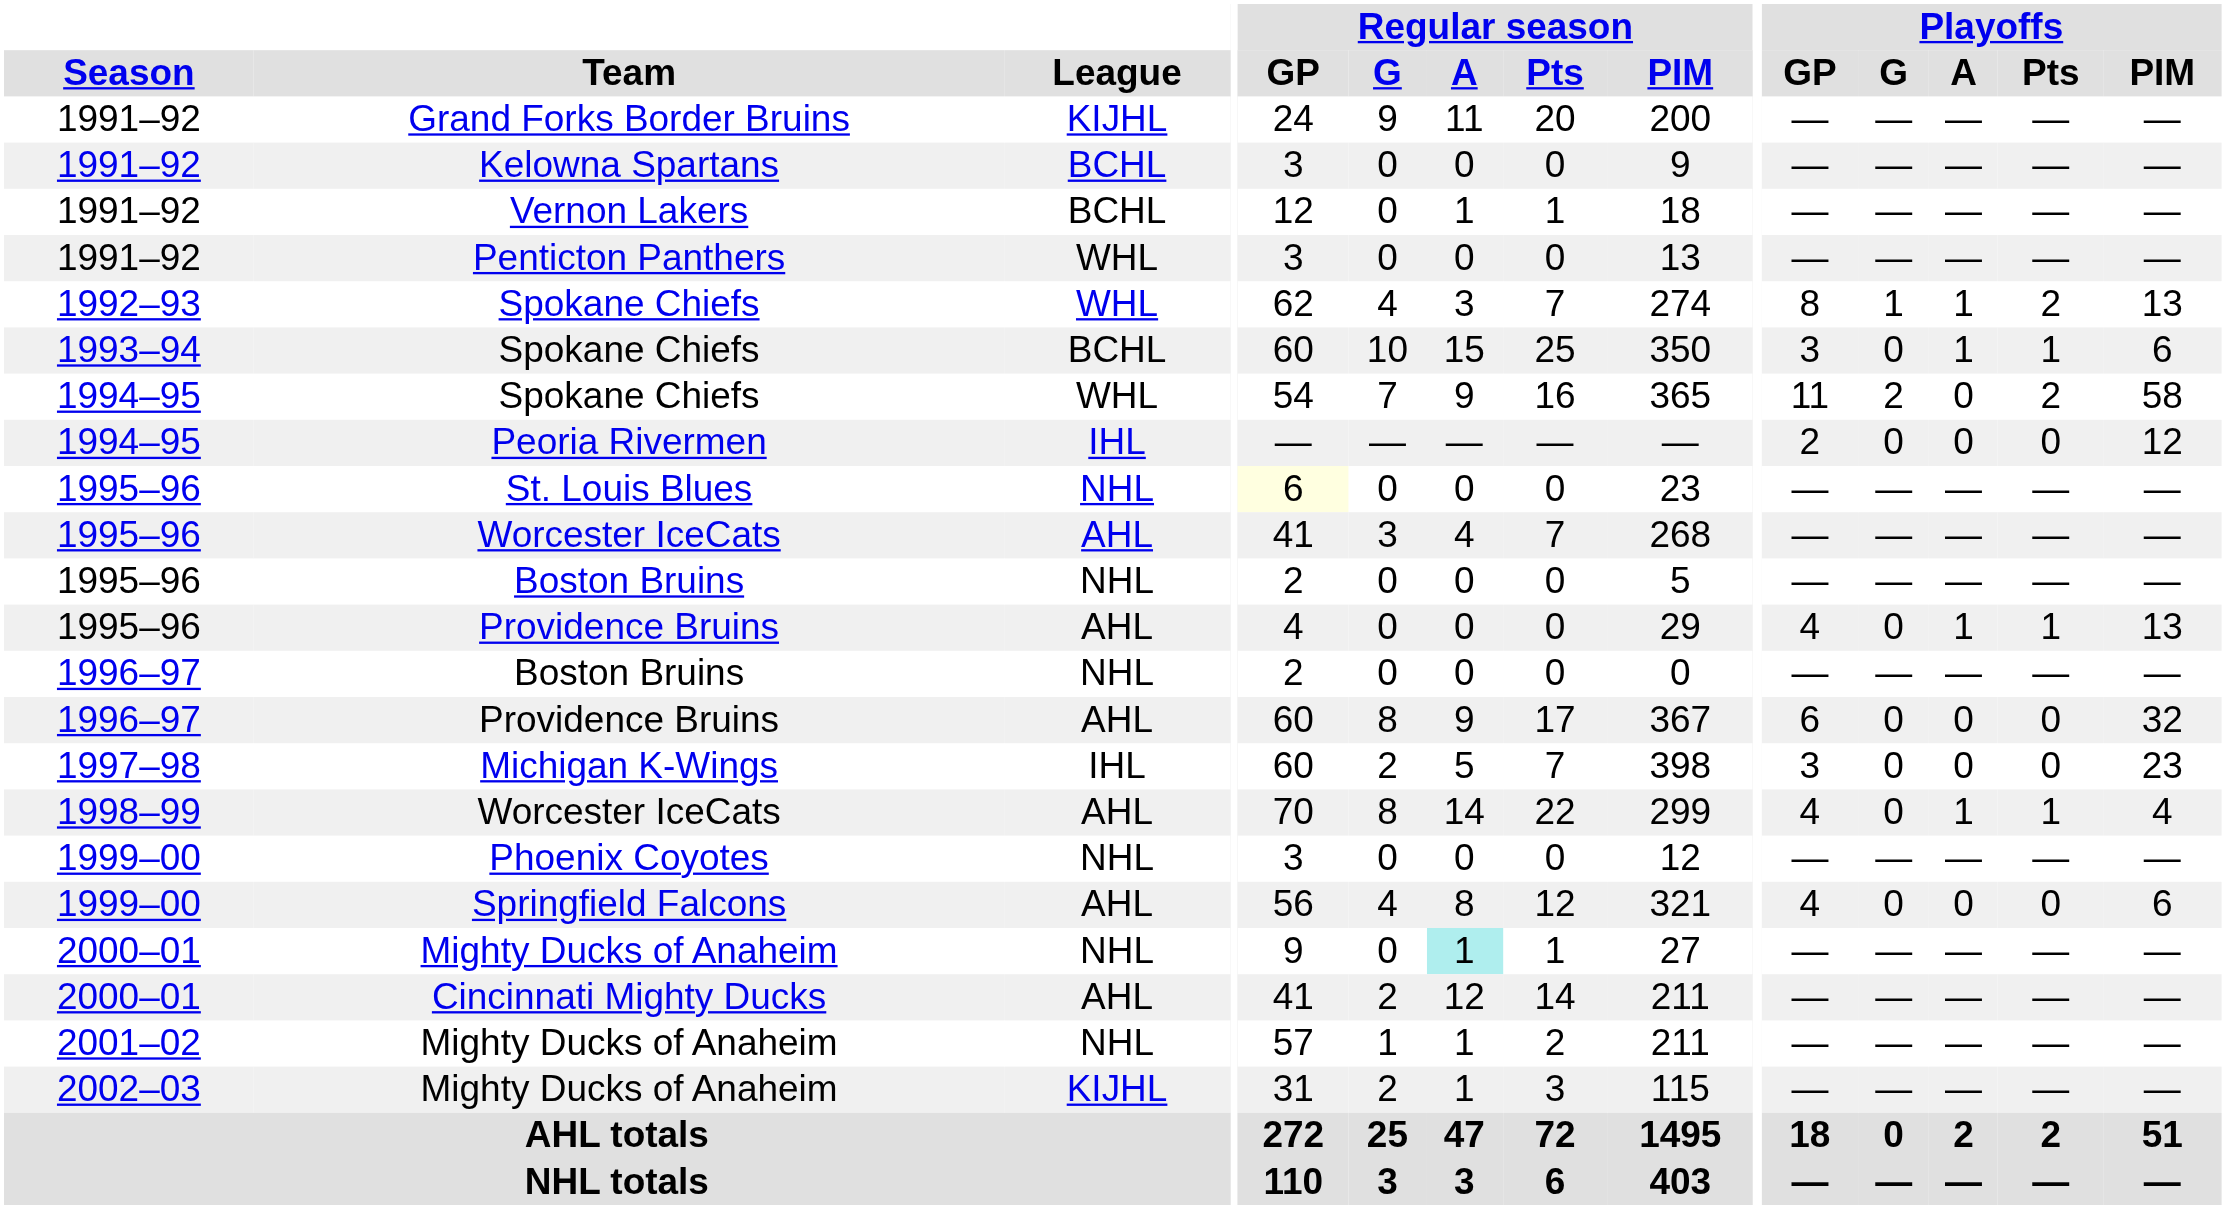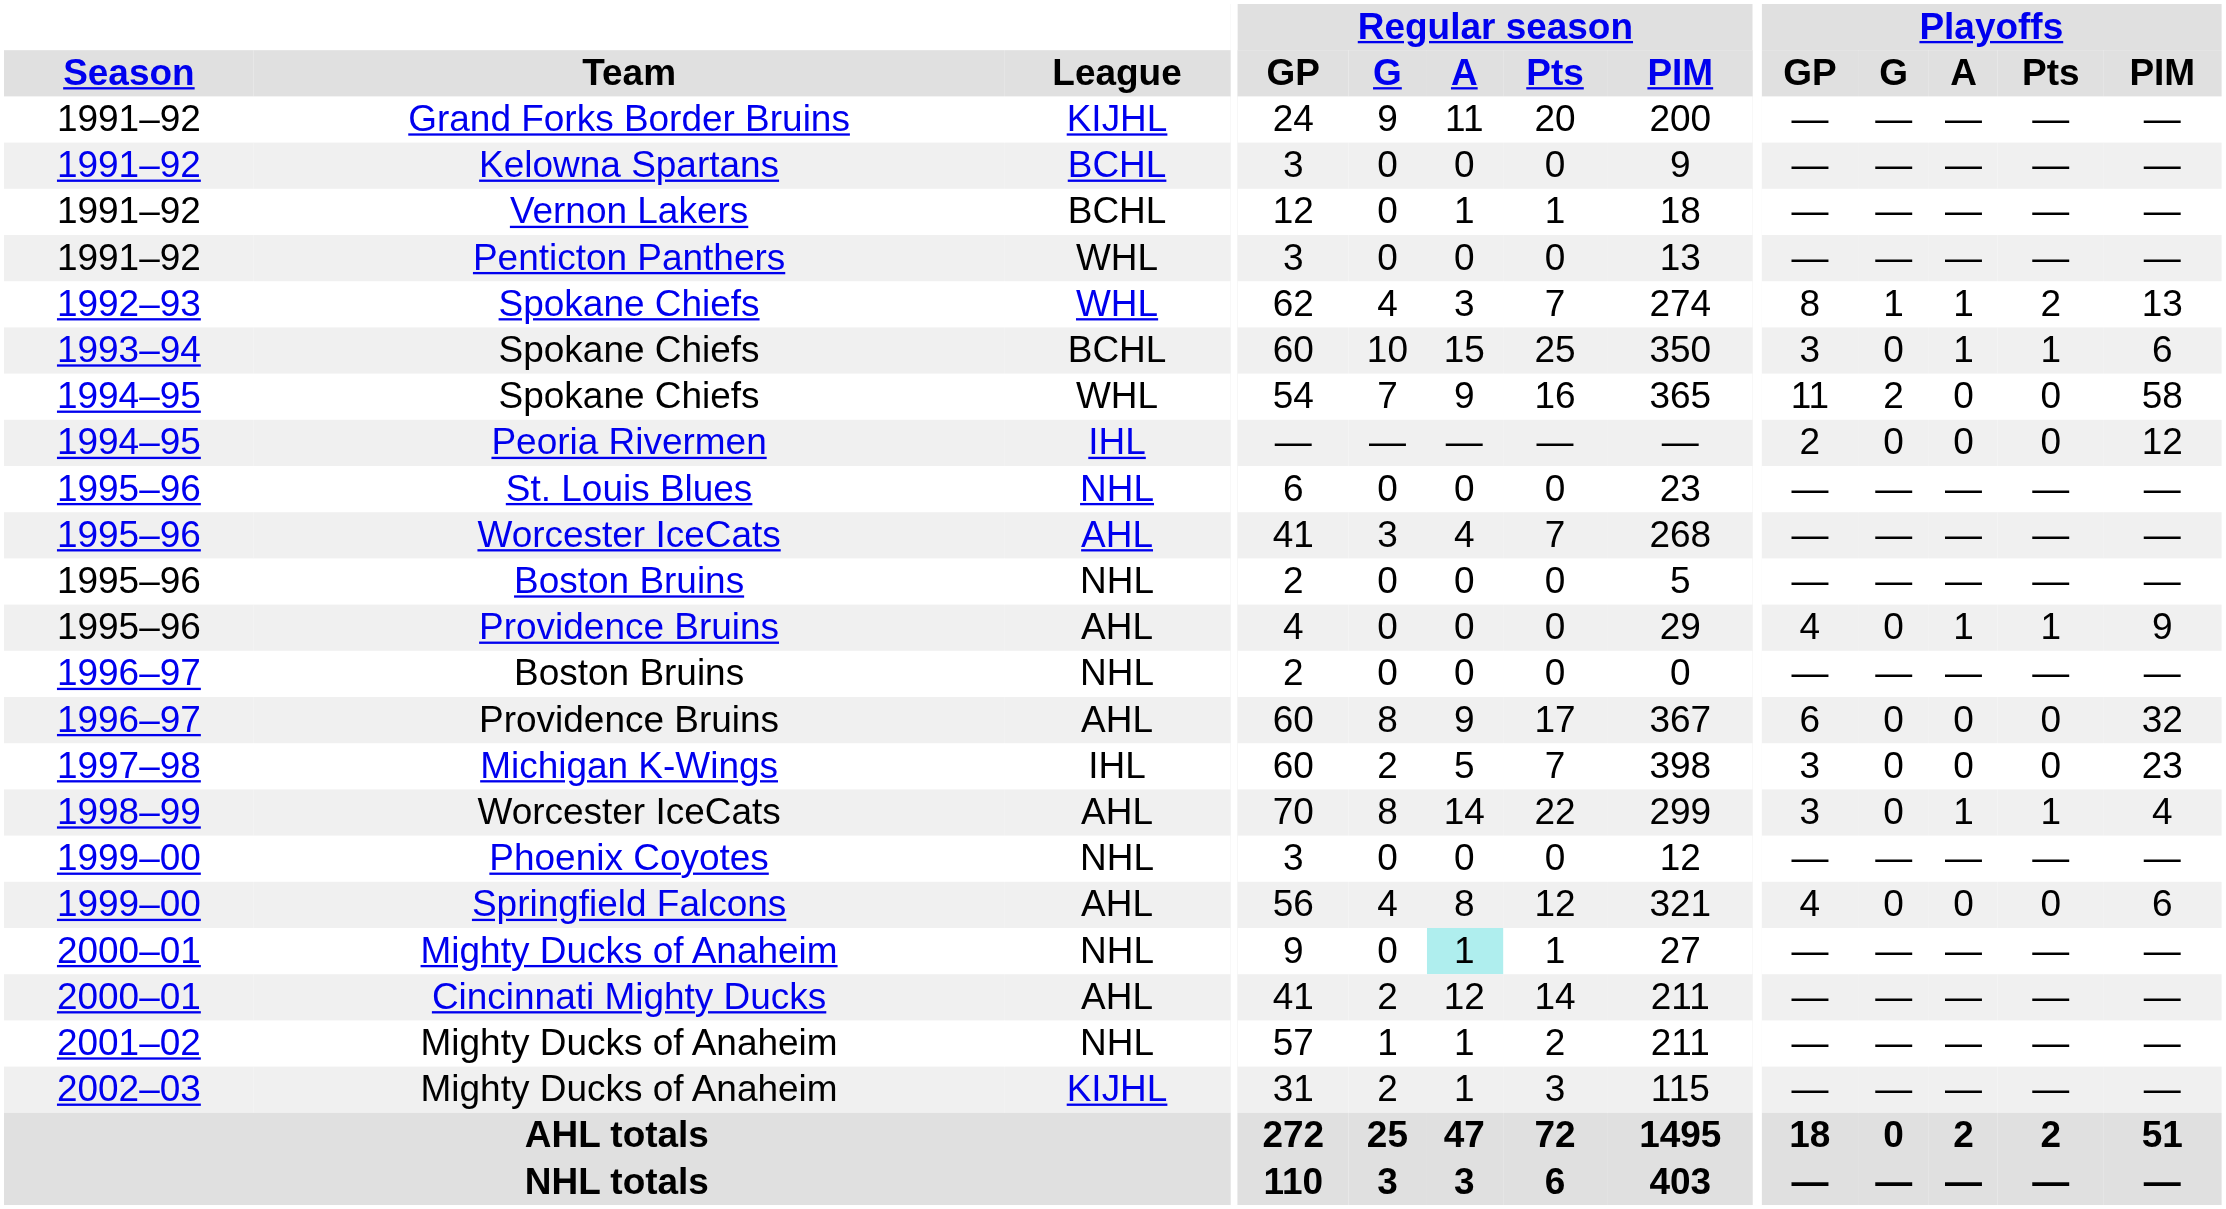(2051, 396) 2 -> (2051, 396) 0
(1293, 488) lightyellow background -> (1293, 488) no background
(2162, 627) 13 -> (2162, 627) 9
(1810, 811) 4 -> (1810, 811) 3
